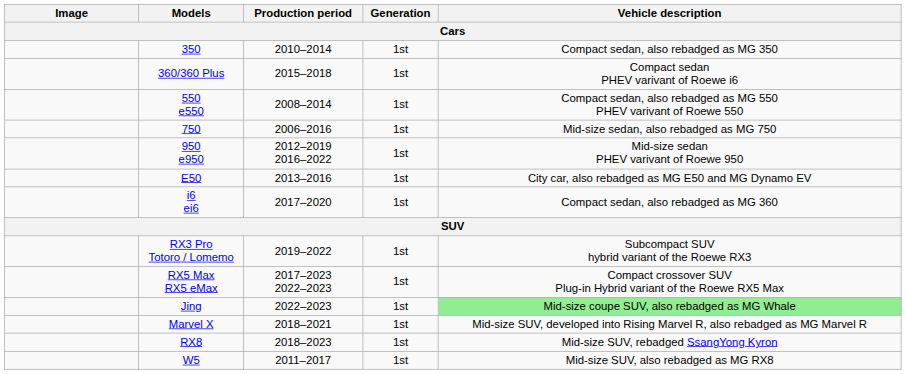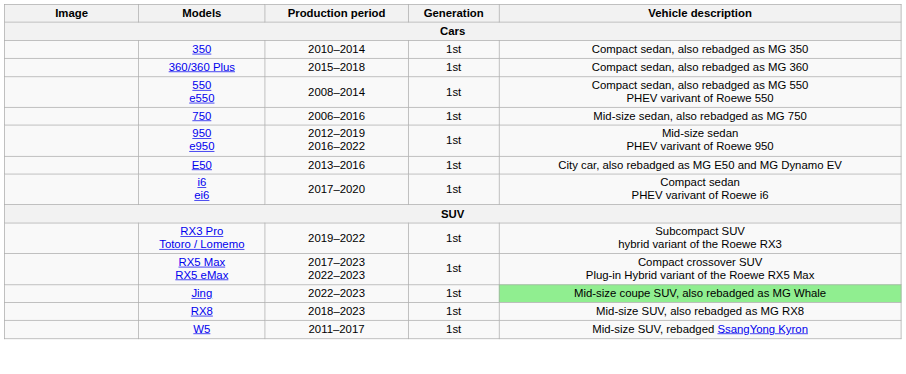(670, 73) Compact sedan PHEV varivant of Roewe i6 -> (700, 67) Compact sedan, also rebadged as MG 360
(670, 202) Compact sedan, also rebadged as MG 360 -> (700, 189) Compact sedan PHEV varivant of Roewe i6
- row: (191, 324)
(670, 342) Mid-size SUV, rebadged SsangYong Kyron -> (700, 311) Mid-size SUV, also rebadged as MG RX8
(670, 360) Mid-size SUV, also rebadged as MG RX8 -> (700, 329) Mid-size SUV, rebadged SsangYong Kyron
